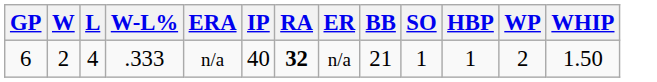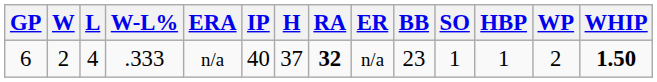+ column: (292, 22)
(381, 58) 21 -> (414, 58) 23
(583, 58) normal -> (616, 58) bold
